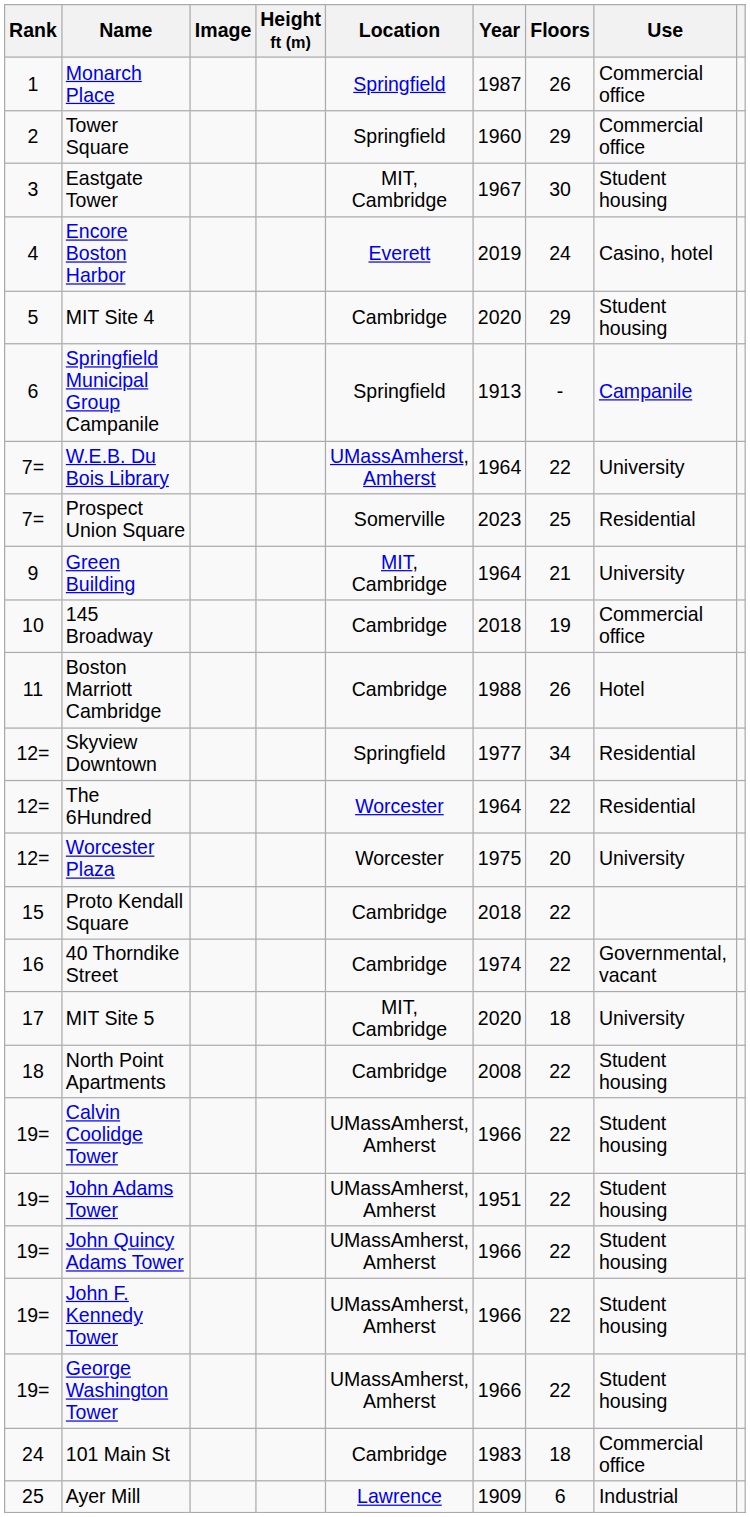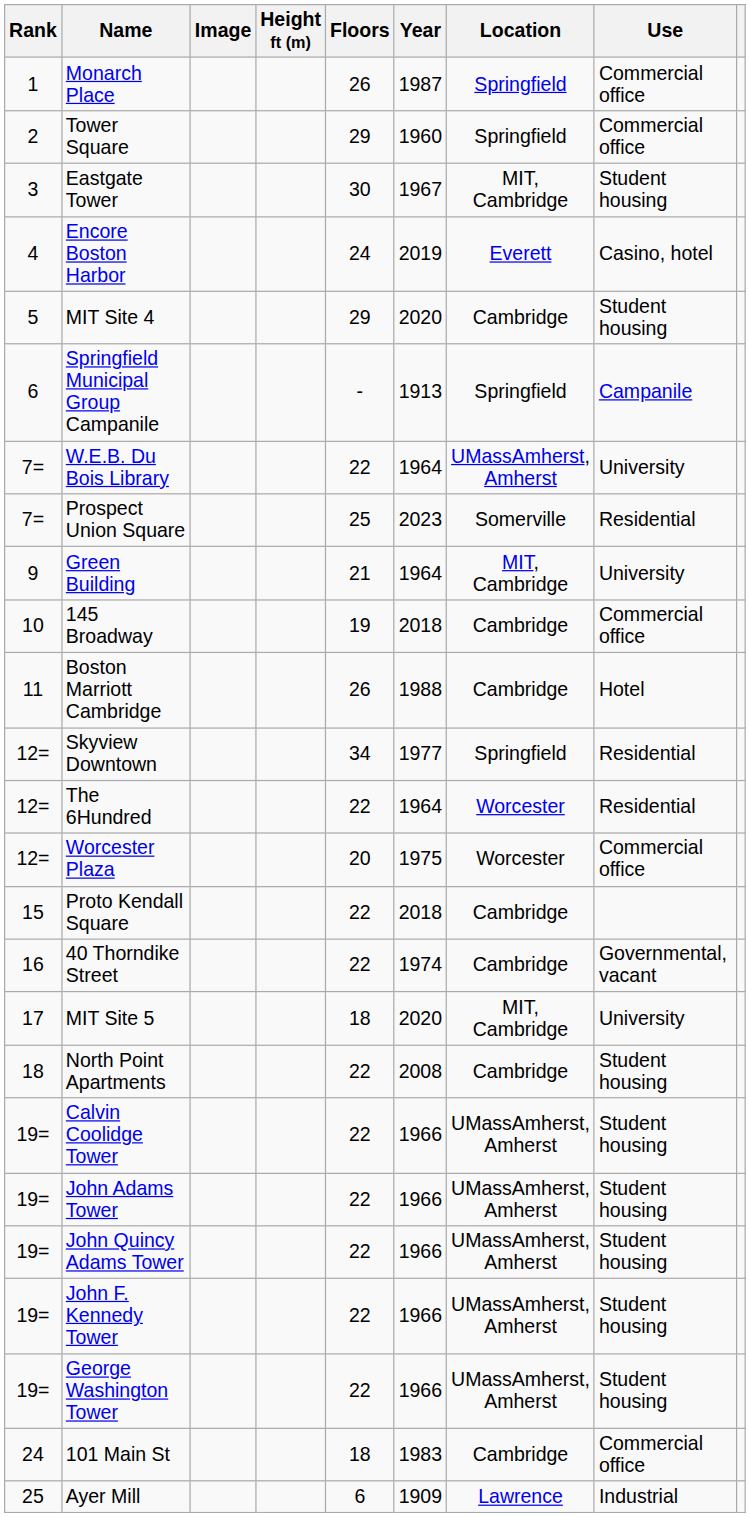columns swapped: (560, 30) <-> (399, 30)
(642, 859) University -> (651, 859) Commercial office
(500, 1199) 1951 -> (420, 1199) 1966
